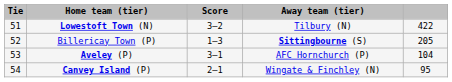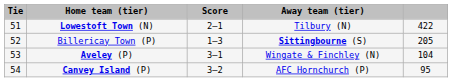(215, 26) 3–2 -> (215, 26) 2–1
(323, 55) AFC Hornchurch (P) -> (323, 55) Wingate & Finchley (N)
(215, 70) 2–1 -> (215, 70) 3–2
(323, 70) Wingate & Finchley (N) -> (323, 70) AFC Hornchurch (P)
